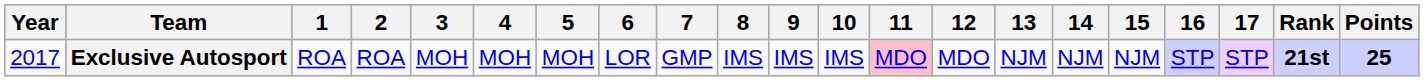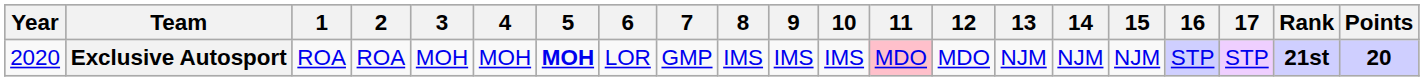(35, 57) 2017 -> (35, 57) 2020
(568, 57) normal -> (568, 57) bold
(1379, 57) 25 -> (1379, 57) 20
